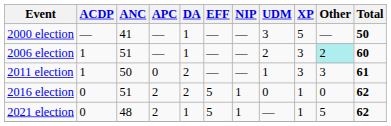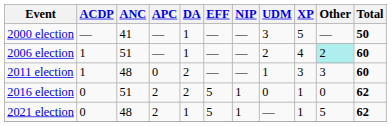(300, 53) 3 -> (300, 53) 4
(126, 72) 50 -> (126, 72) 48
(363, 72) 61 -> (363, 72) 60
